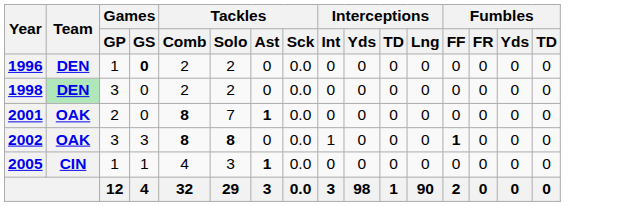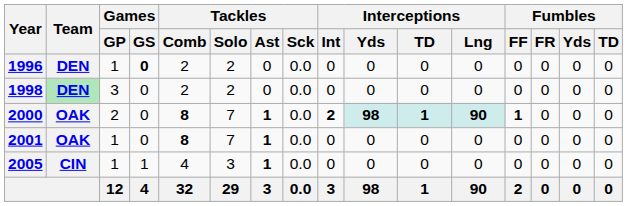+ row: (25, 115)
(115, 115) 2 -> (115, 139) 1
- row: (25, 139)
